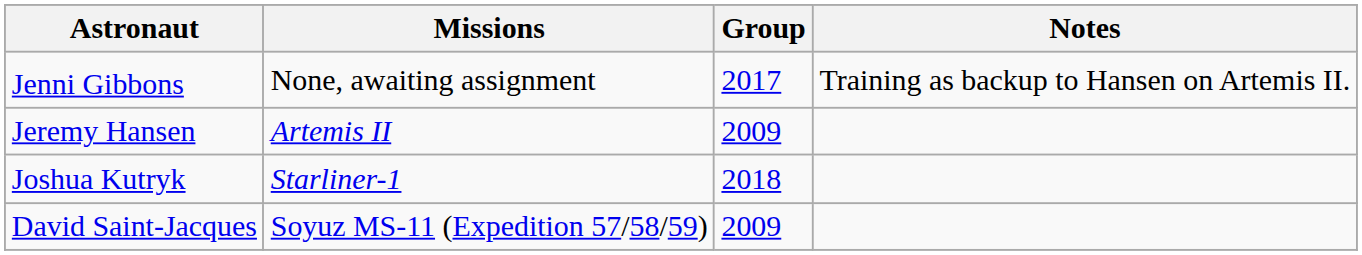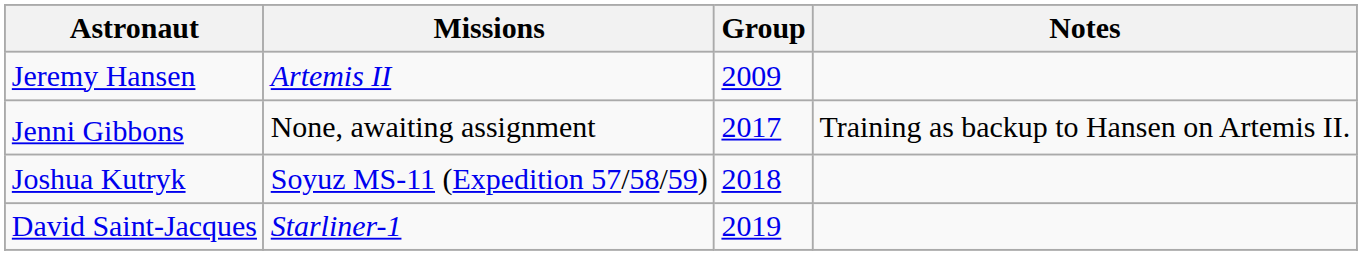rows swapped: (98, 83) <-> (104, 131)
(336, 178) Starliner-1 -> (489, 178) Soyuz MS-11 (Expedition 57/58/59)
(489, 226) Soyuz MS-11 (Expedition 57/58/59) -> (336, 226) Starliner-1
(751, 226) 2009 -> (751, 226) 2019
